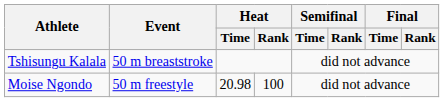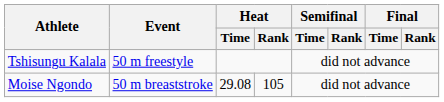(163, 61) 50 m breaststroke -> (153, 61) 50 m freestyle
(153, 85) 50 m freestyle -> (163, 85) 50 m breaststroke
(235, 85) 20.98 -> (235, 85) 29.08
(273, 85) 100 -> (273, 85) 105
